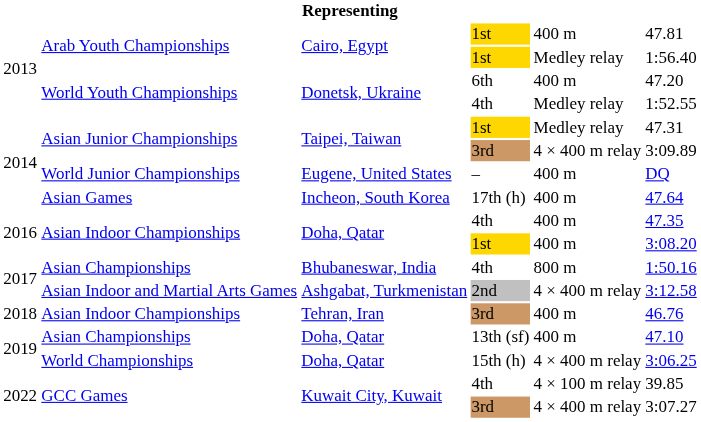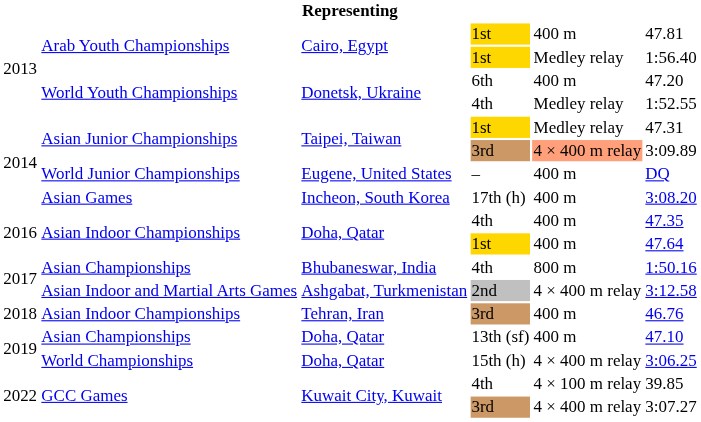(587, 150) no background -> (587, 150) lightsalmon background
(664, 197) 47.64 -> (671, 197) 3:08.20
(671, 243) 3:08.20 -> (664, 243) 47.64
